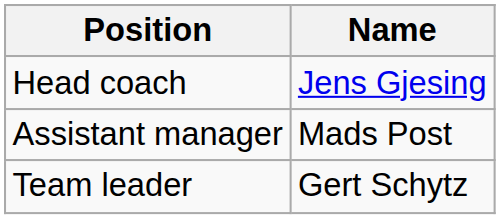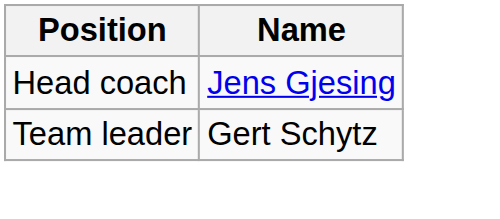- row: (148, 133)
